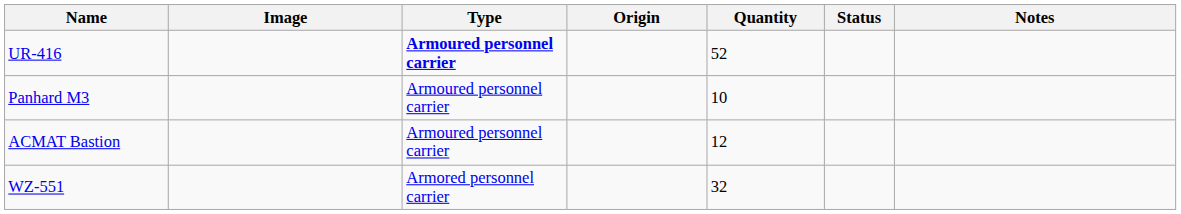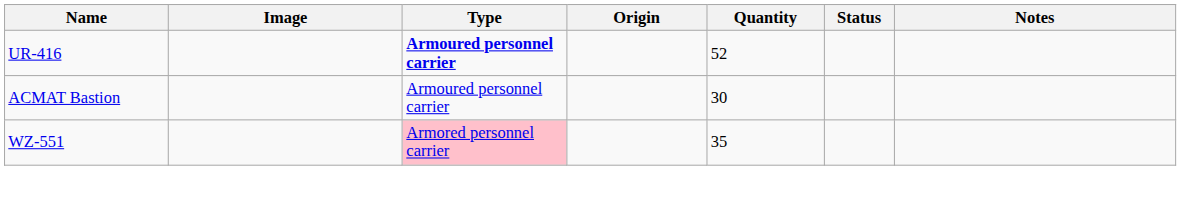- row: (49, 97)
(719, 142) 12 -> (719, 97) 30
(470, 187) no background -> (470, 142) pink background
(719, 187) 32 -> (719, 142) 35
